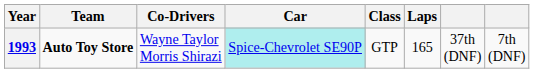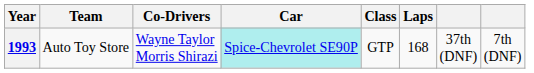(88, 48) bold -> (86, 48) normal
(422, 48) 165 -> (418, 48) 168
